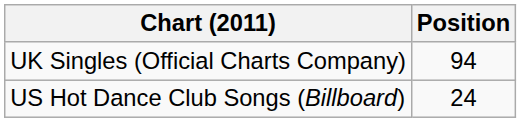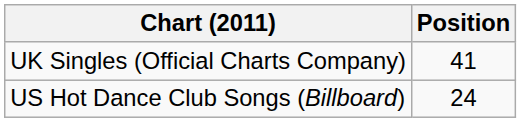(464, 60) 94 -> (464, 60) 41
